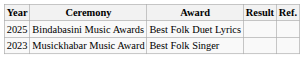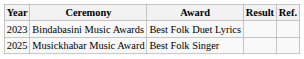(17, 29) 2025 -> (17, 29) 2023
(17, 45) 2023 -> (17, 45) 2025
